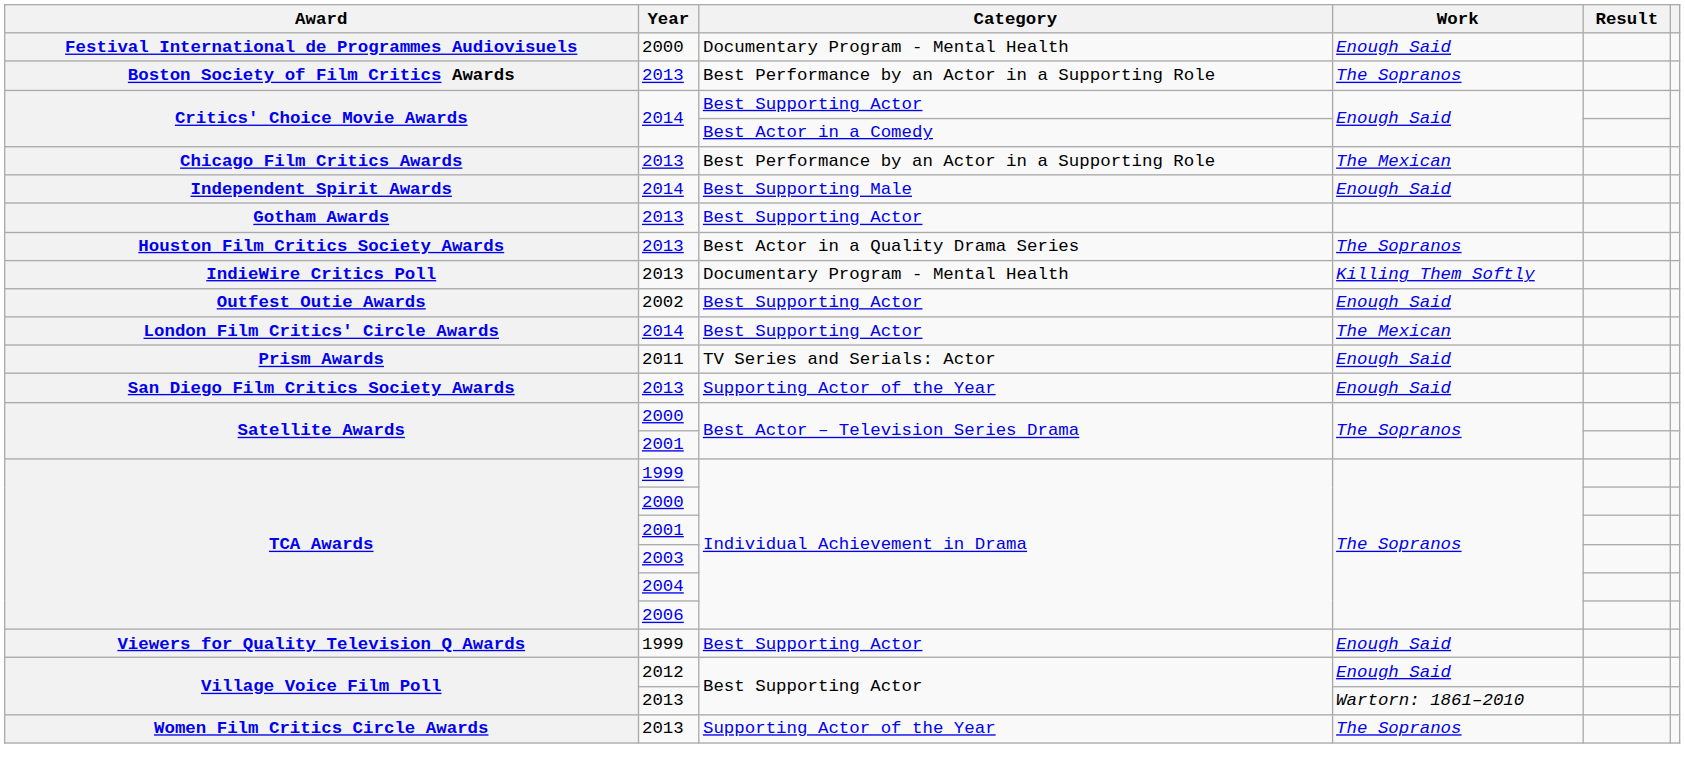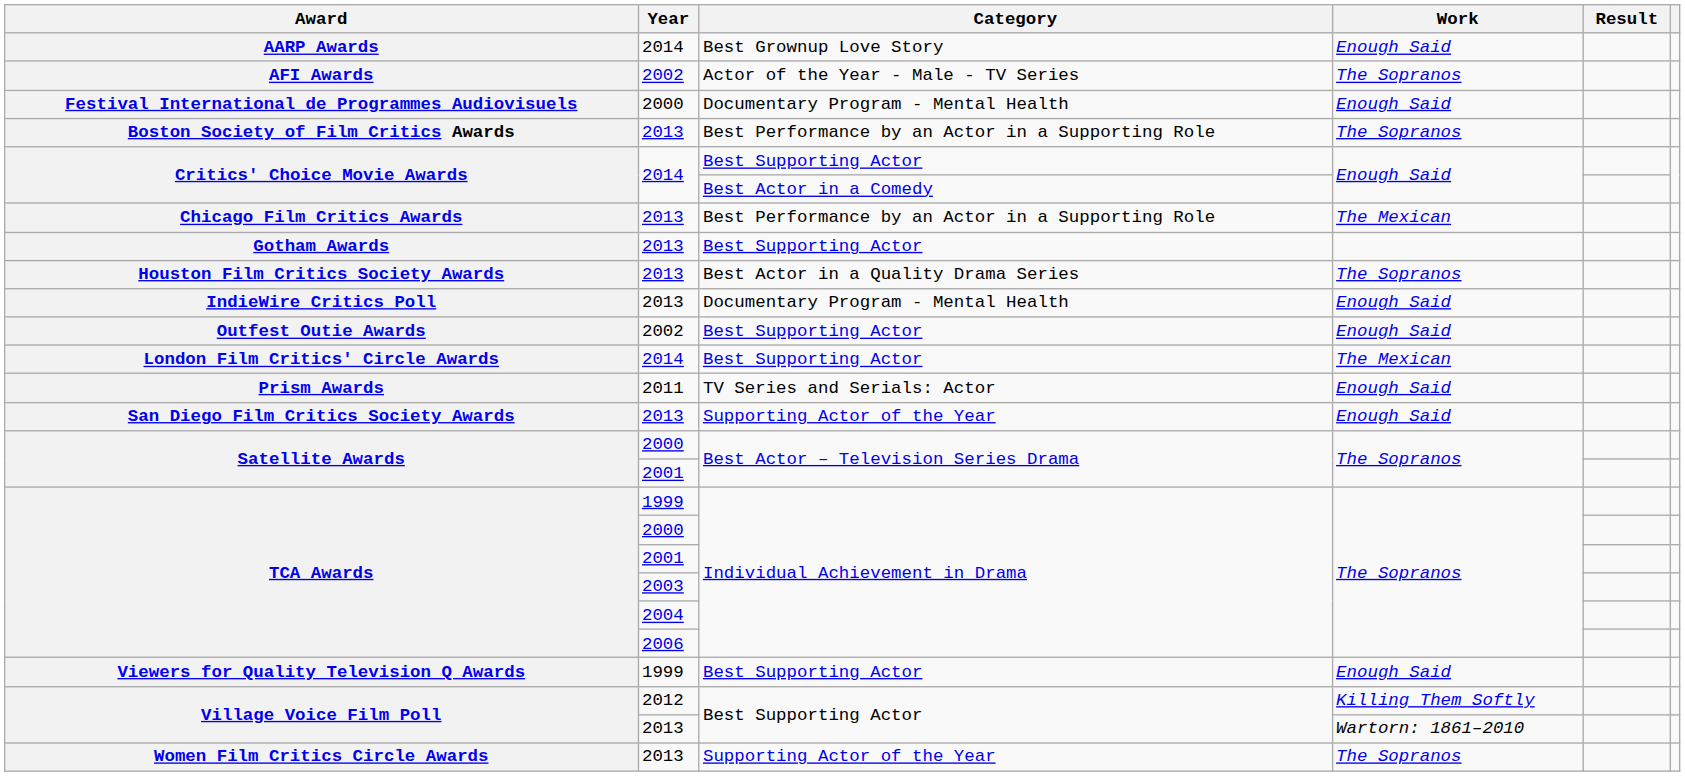+ row: (321, 47)
+ row: (321, 76)
- row: (321, 189)
(1435, 274) Killing Them Softly -> (1394, 303) Enough Said
(1394, 672) Enough Said -> (1435, 700) Killing Them Softly
